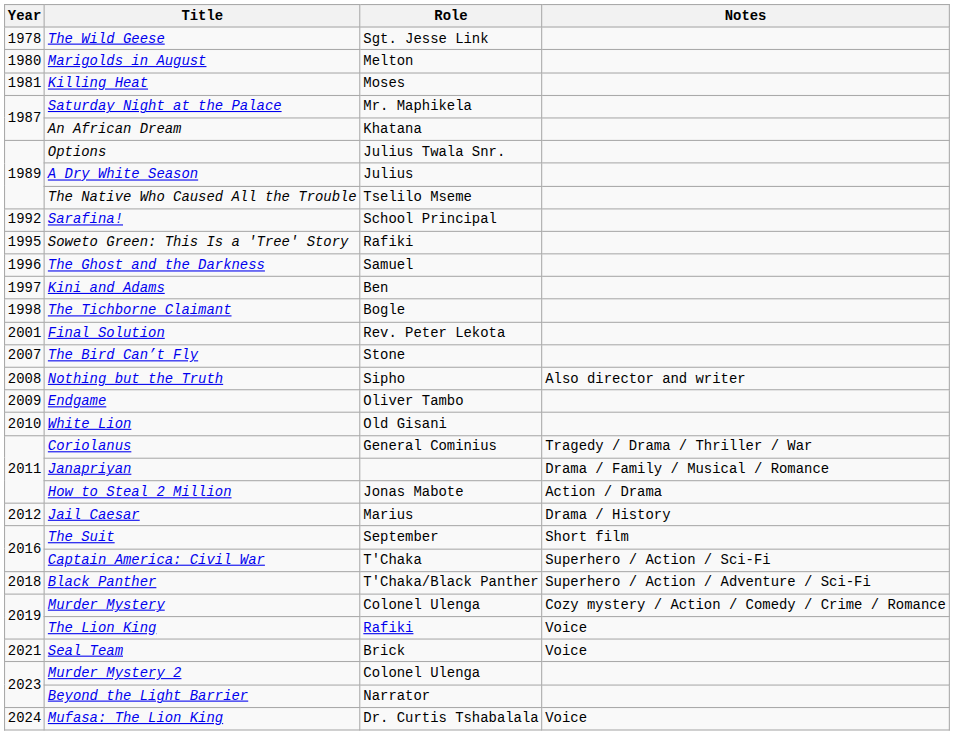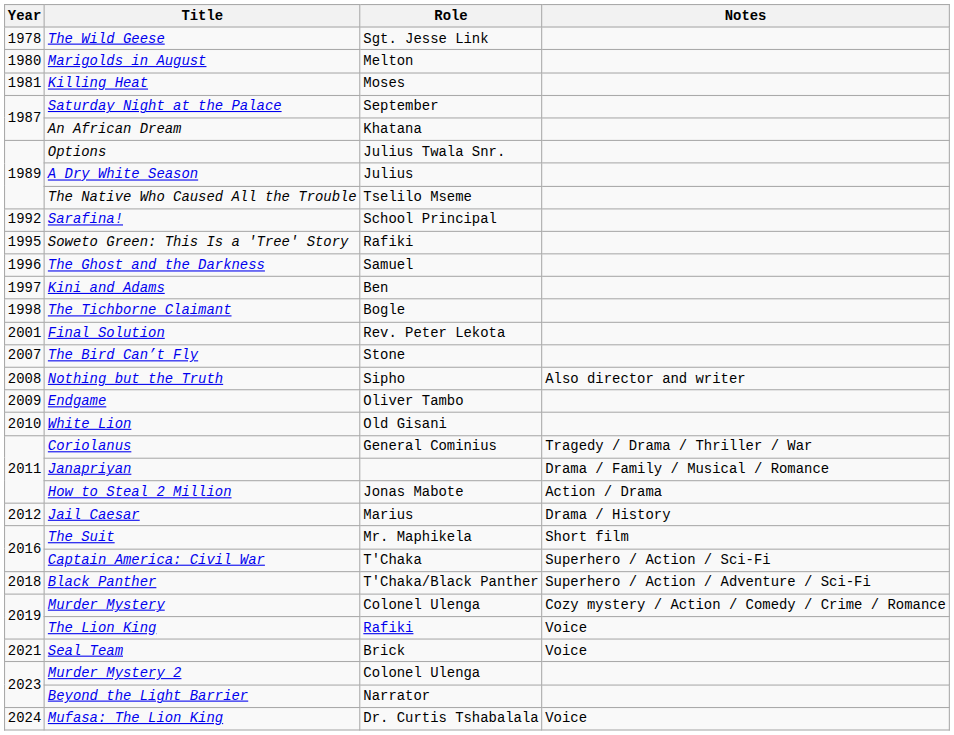(418, 107) Mr. Maphikela -> (401, 107) September
(401, 537) September -> (418, 537) Mr. Maphikela
